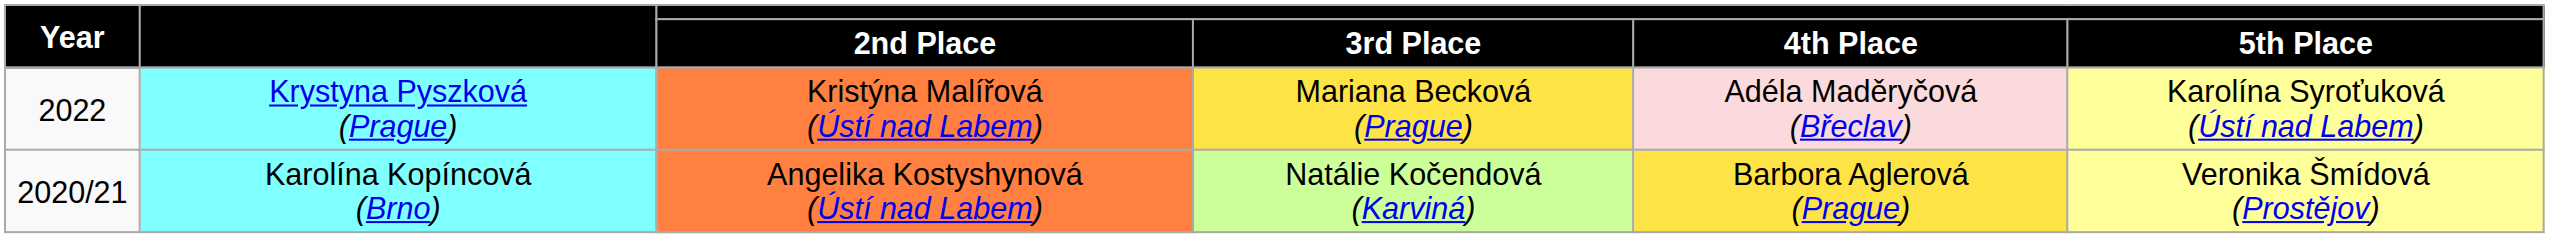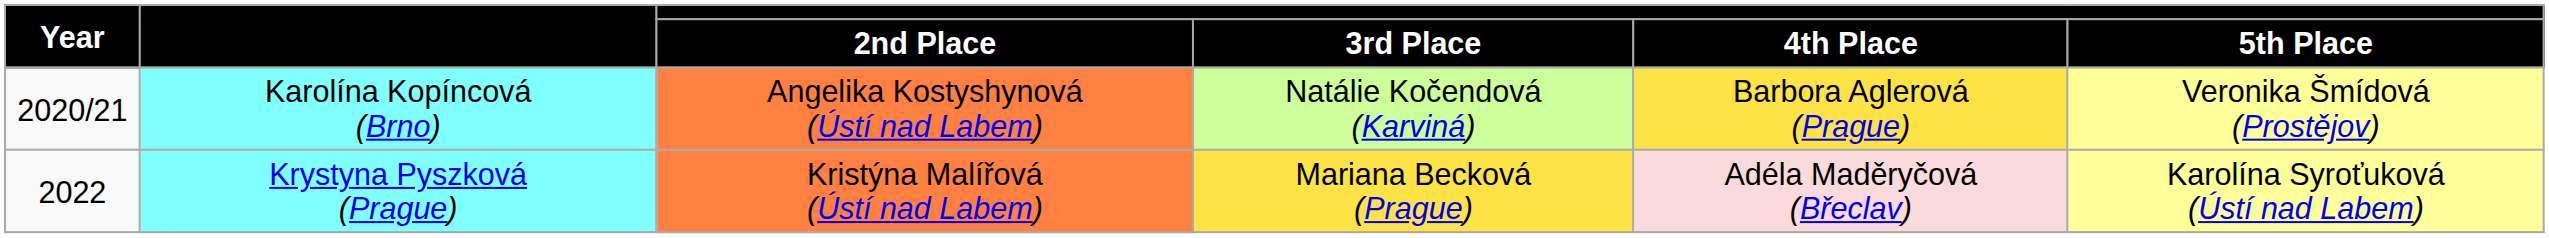rows swapped: (398, 192) <-> (398, 109)
